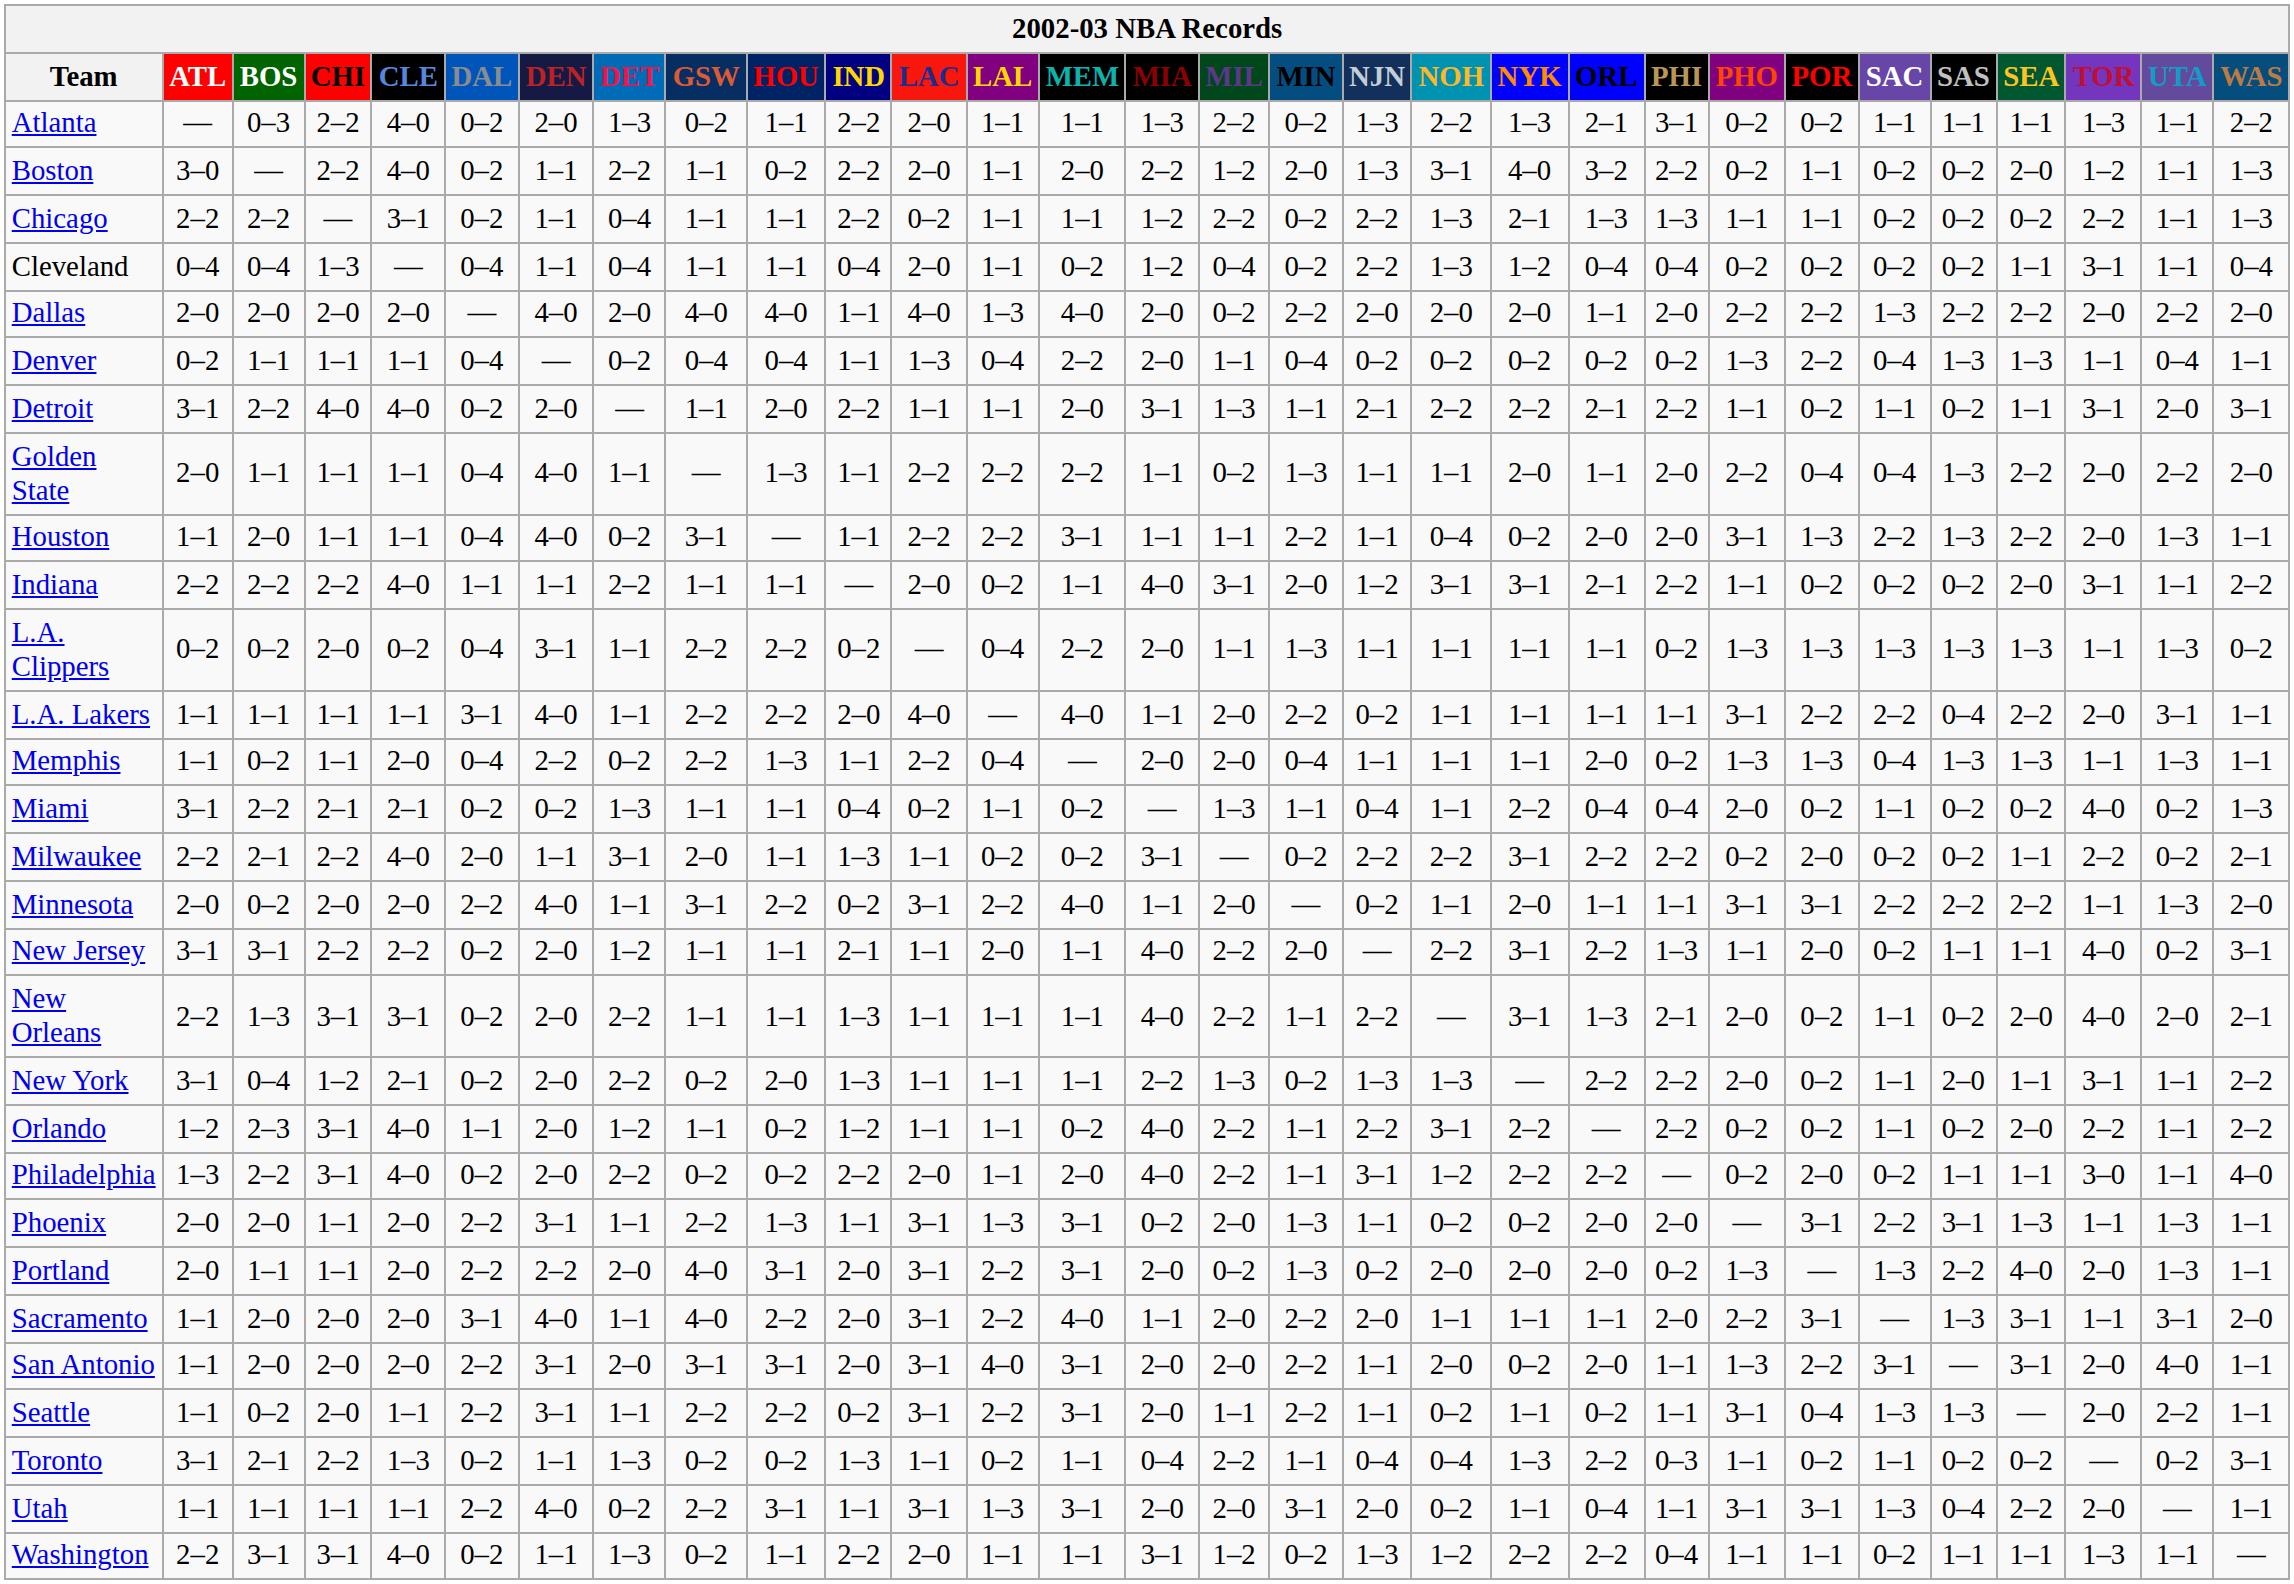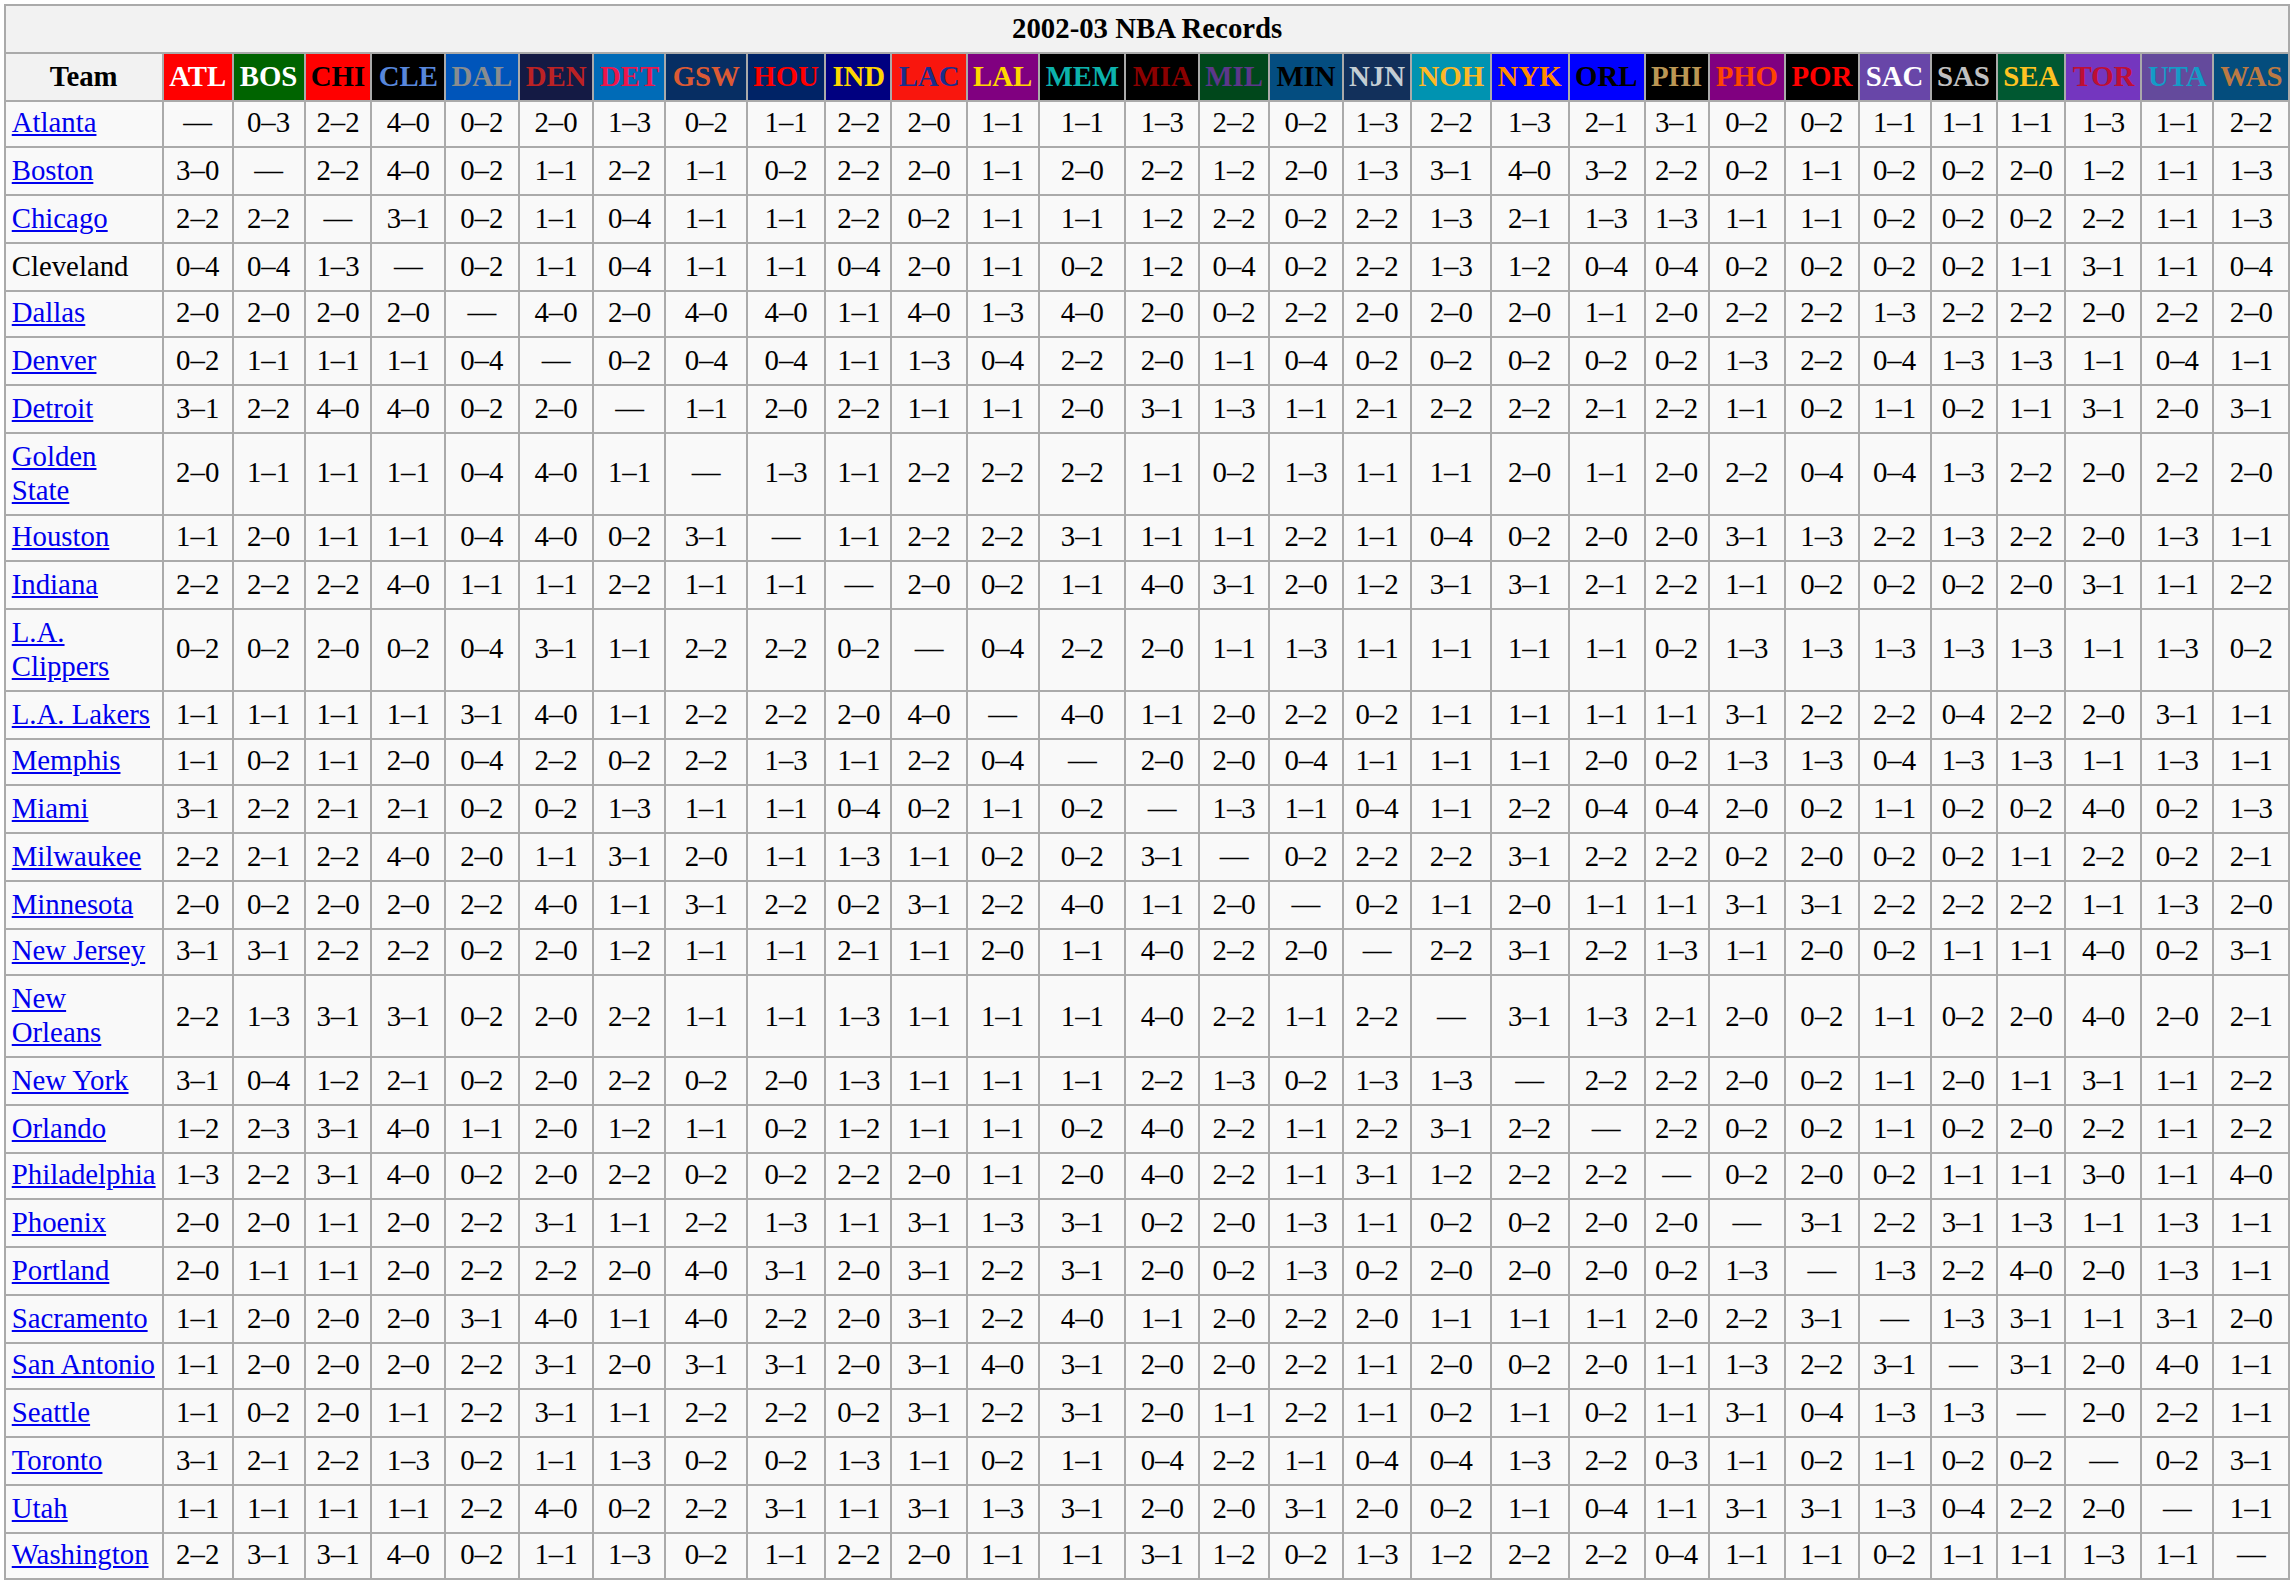(482, 266) 0–4 -> (482, 266) 0–2
